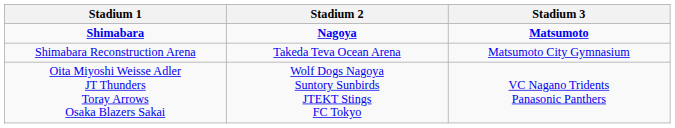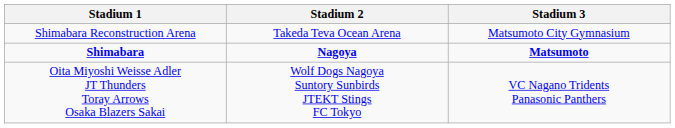rows swapped: (115, 33) <-> (115, 52)
